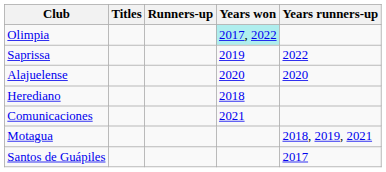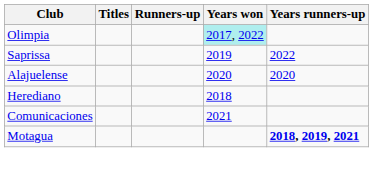(327, 136) normal -> (314, 136) bold
- row: (56, 156)
